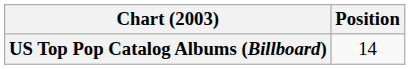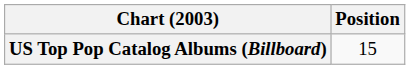(368, 49) 14 -> (368, 49) 15
